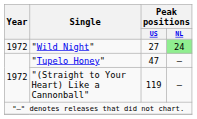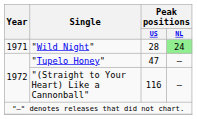(17, 46) 1972 -> (17, 46) 1971
(154, 46) 27 -> (154, 46) 28
(154, 85) 119 -> (154, 85) 116
